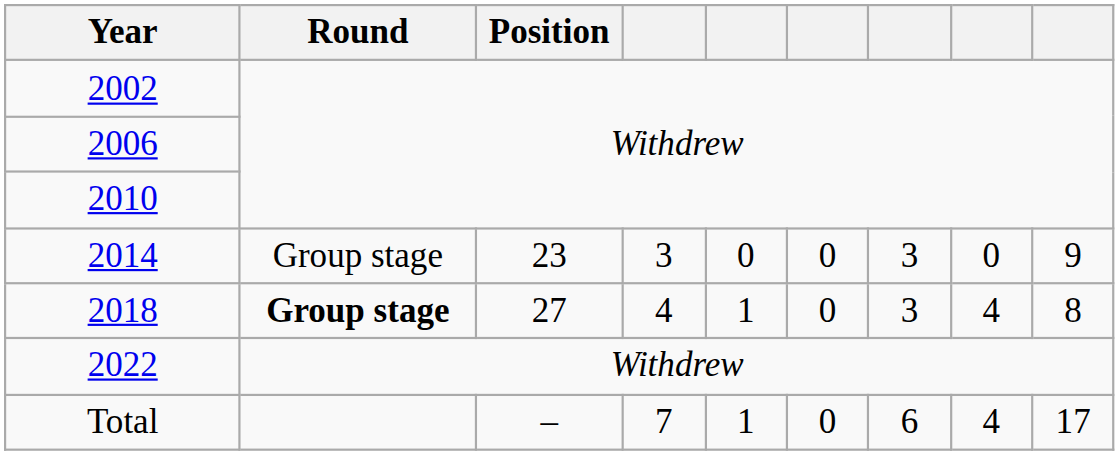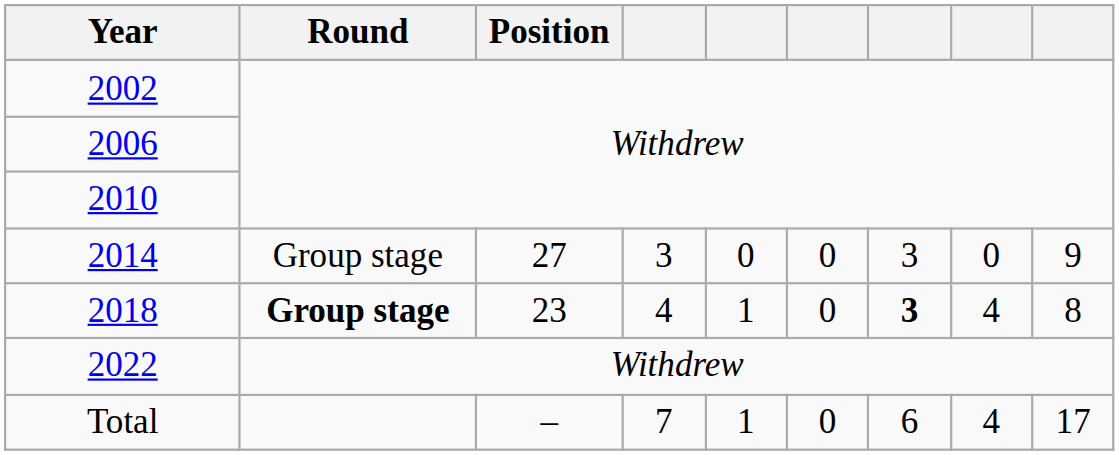(549, 254) 23 -> (549, 254) 27
(549, 310) 27 -> (549, 310) 23
(909, 310) normal -> (909, 310) bold
